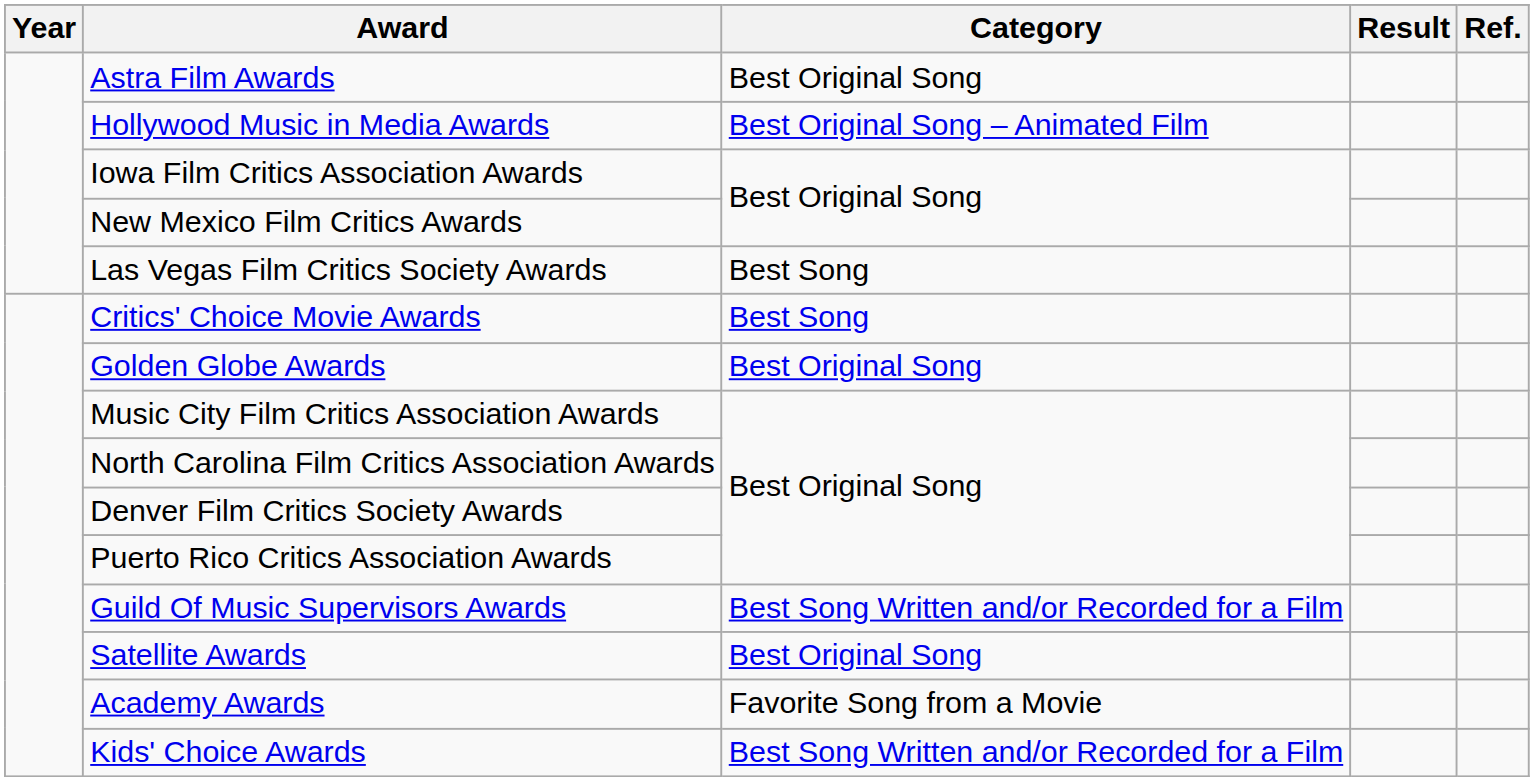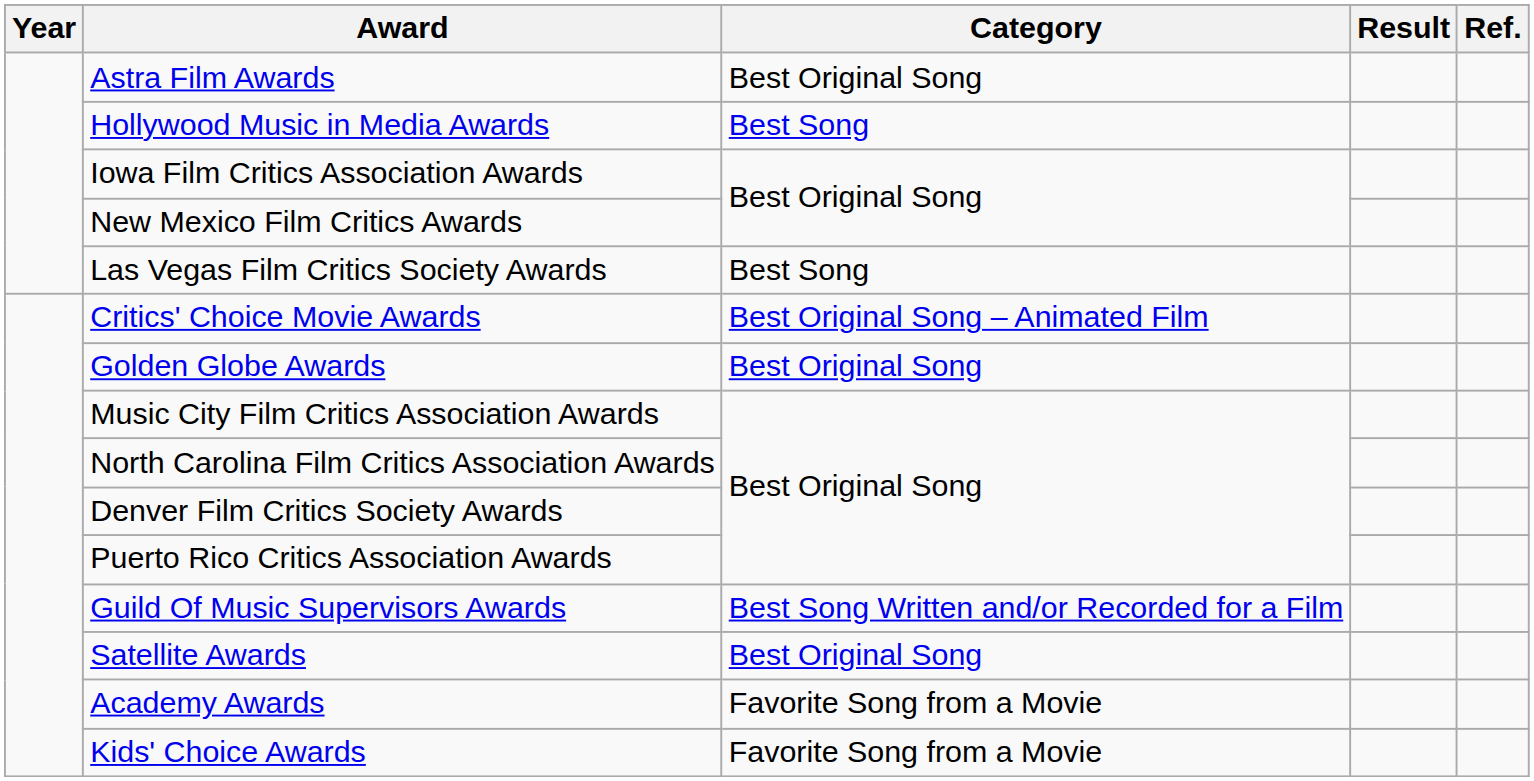(969, 125) Best Original Song – Animated Film -> (799, 125) Best Song
(799, 317) Best Song -> (969, 317) Best Original Song – Animated Film
(1036, 751) Best Song Written and/or Recorded for a Film -> (915, 751) Favorite Song from a Movie
